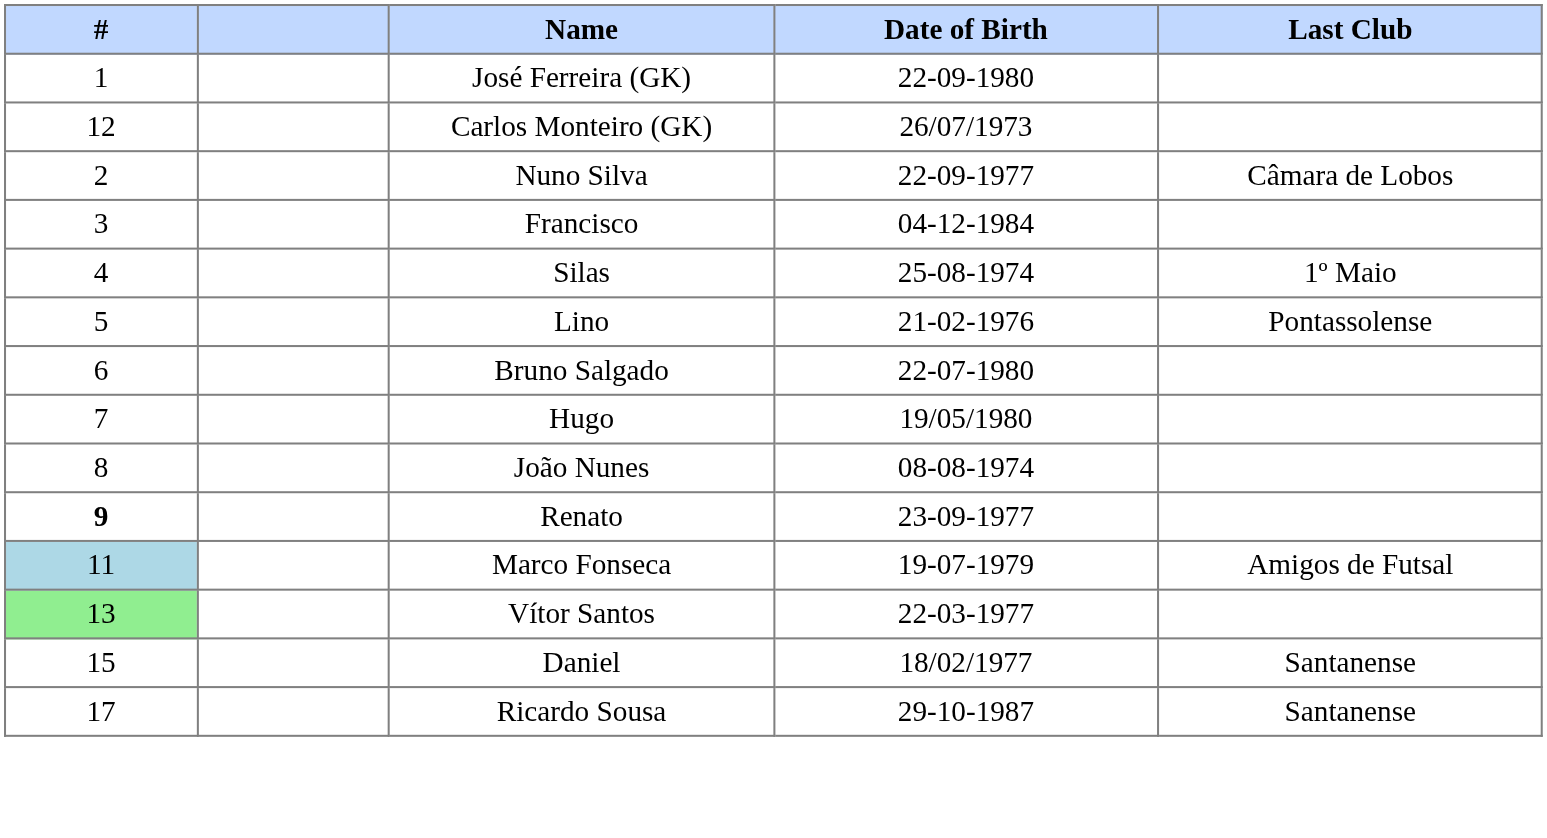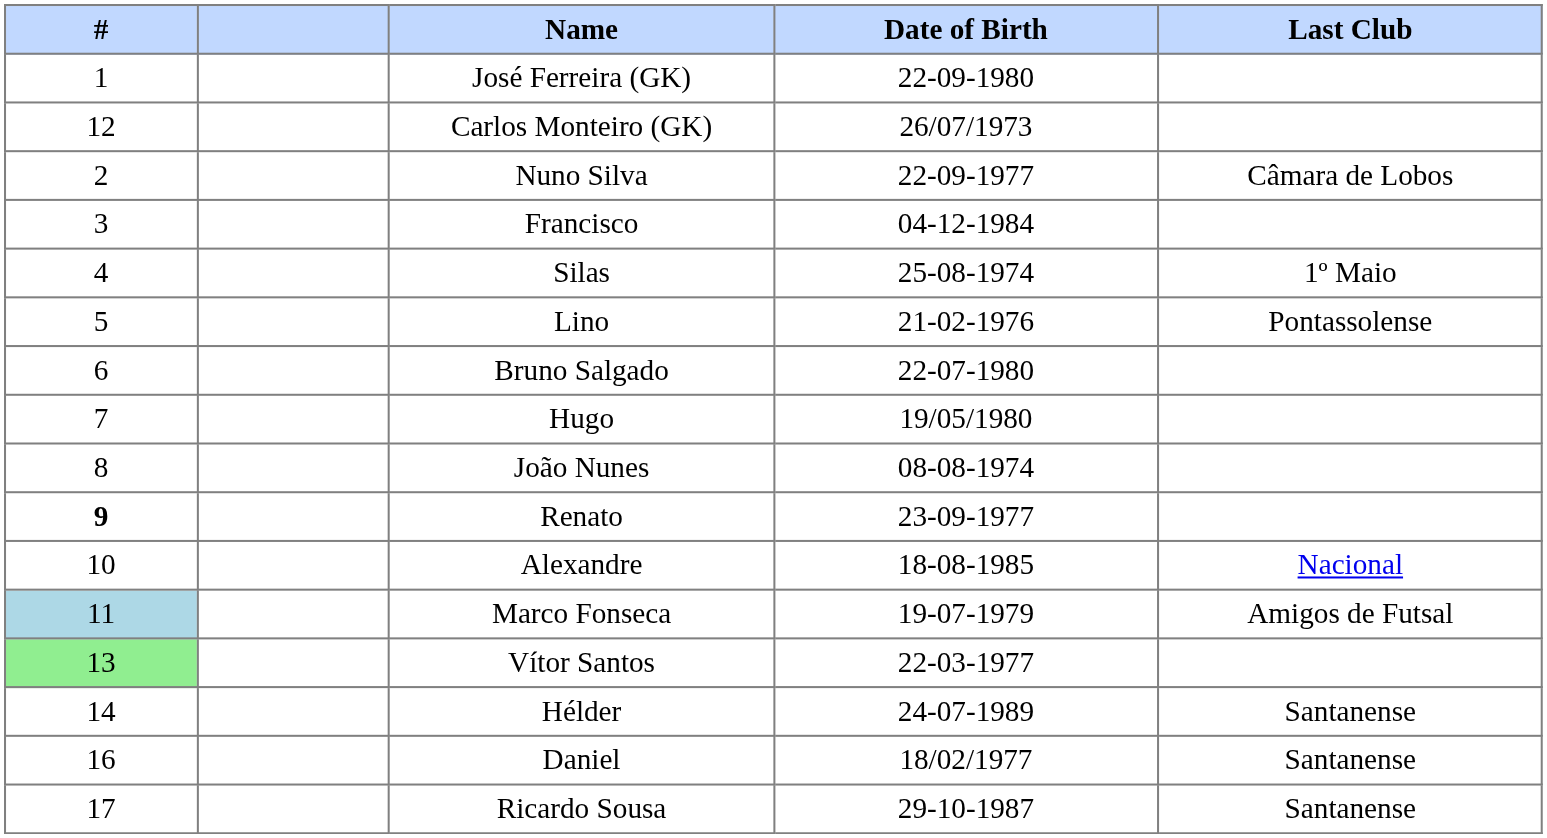+ row: (582, 564)
+ row: (582, 710)
(101, 662) 15 -> (101, 759) 16
